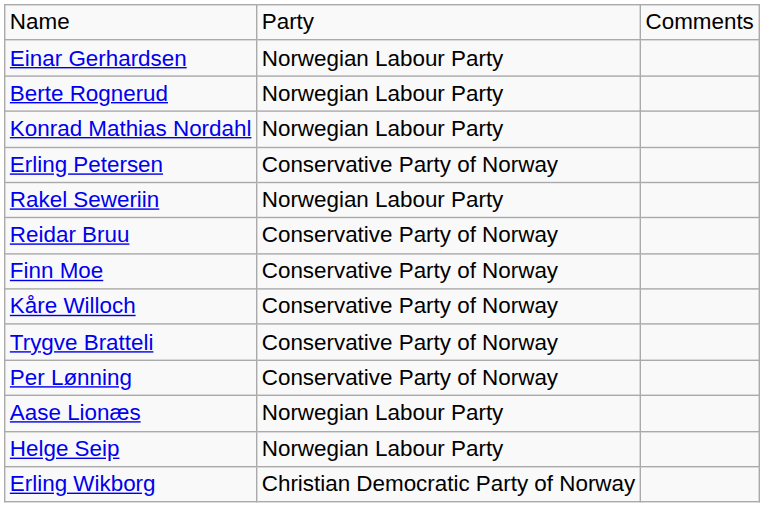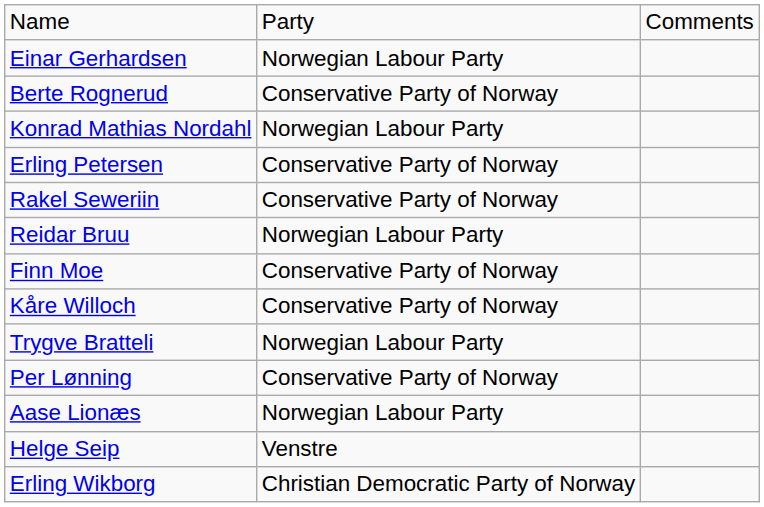(383, 93) Norwegian Labour Party -> (410, 93) Conservative Party of Norway
(383, 199) Norwegian Labour Party -> (410, 199) Conservative Party of Norway
(410, 235) Conservative Party of Norway -> (383, 235) Norwegian Labour Party
(410, 341) Conservative Party of Norway -> (383, 341) Norwegian Labour Party
(383, 448) Norwegian Labour Party -> (300, 448) Venstre
